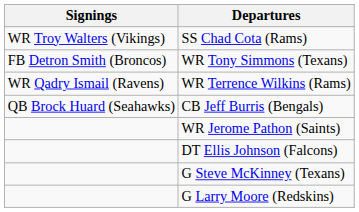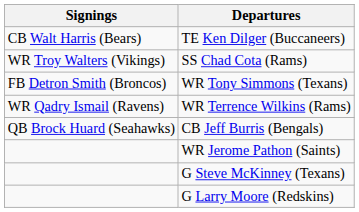+ row: (263, 38)
- row: (260, 151)
